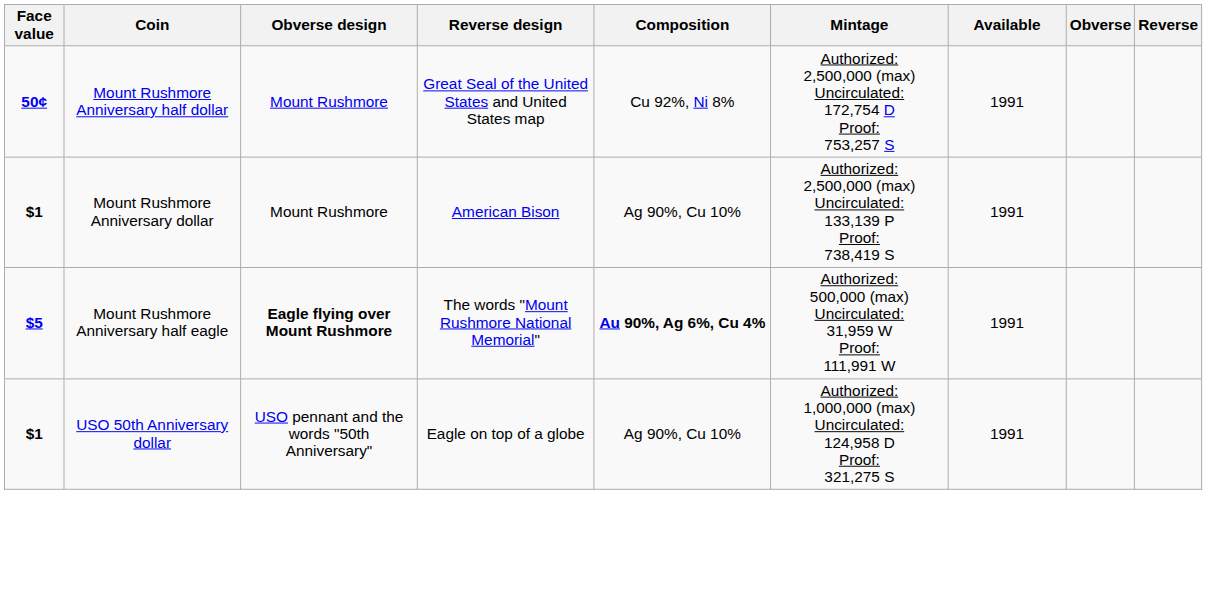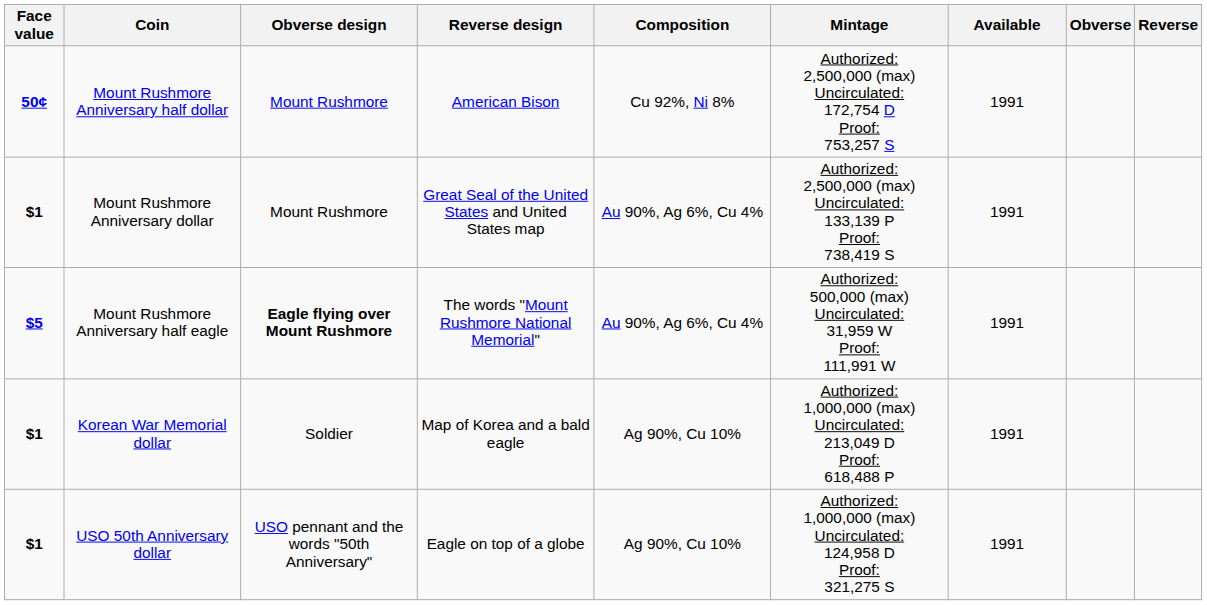(506, 101) Great Seal of the United States and United States map -> (506, 101) American Bison
(506, 212) American Bison -> (506, 212) Great Seal of the United States and United States map
(682, 212) Ag 90%, Cu 10% -> (682, 212) Au 90%, Ag 6%, Cu 4%
(682, 323) bold -> (682, 323) normal
+ row: (152, 433)
